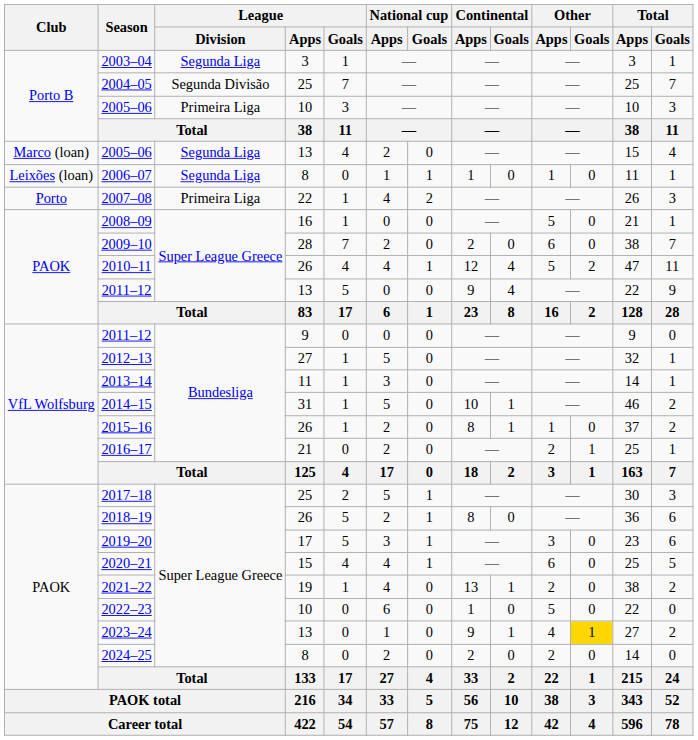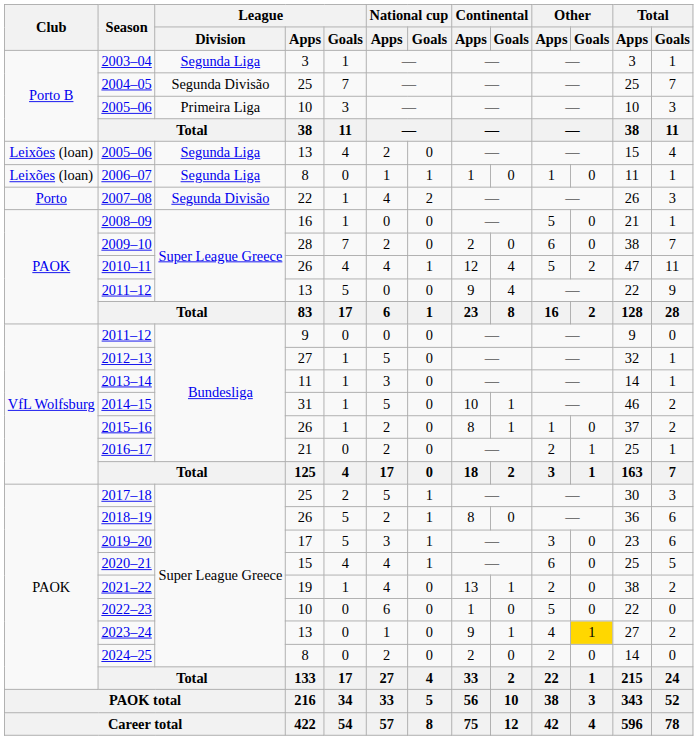(51, 152) Marco (loan) -> (51, 152) Leixões (loan)
(220, 198) Primeira Liga -> (220, 198) Segunda Divisão
